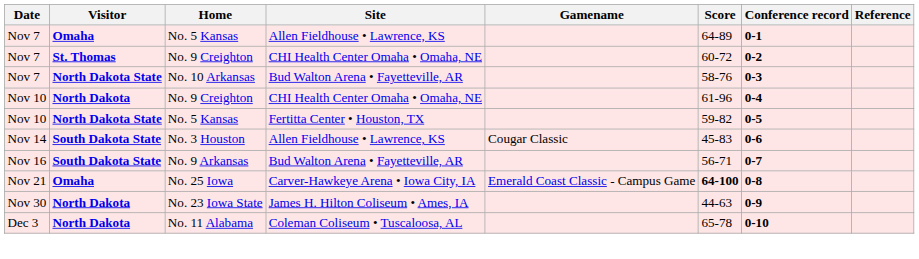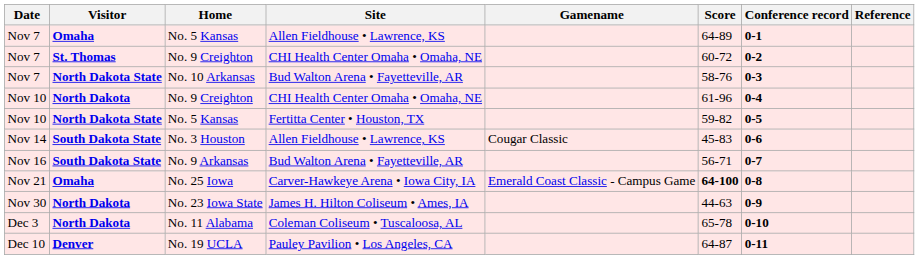+ row: (26, 243)
